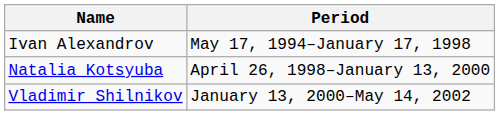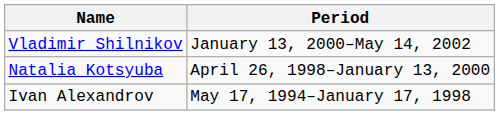rows swapped: (81, 44) <-> (96, 97)
